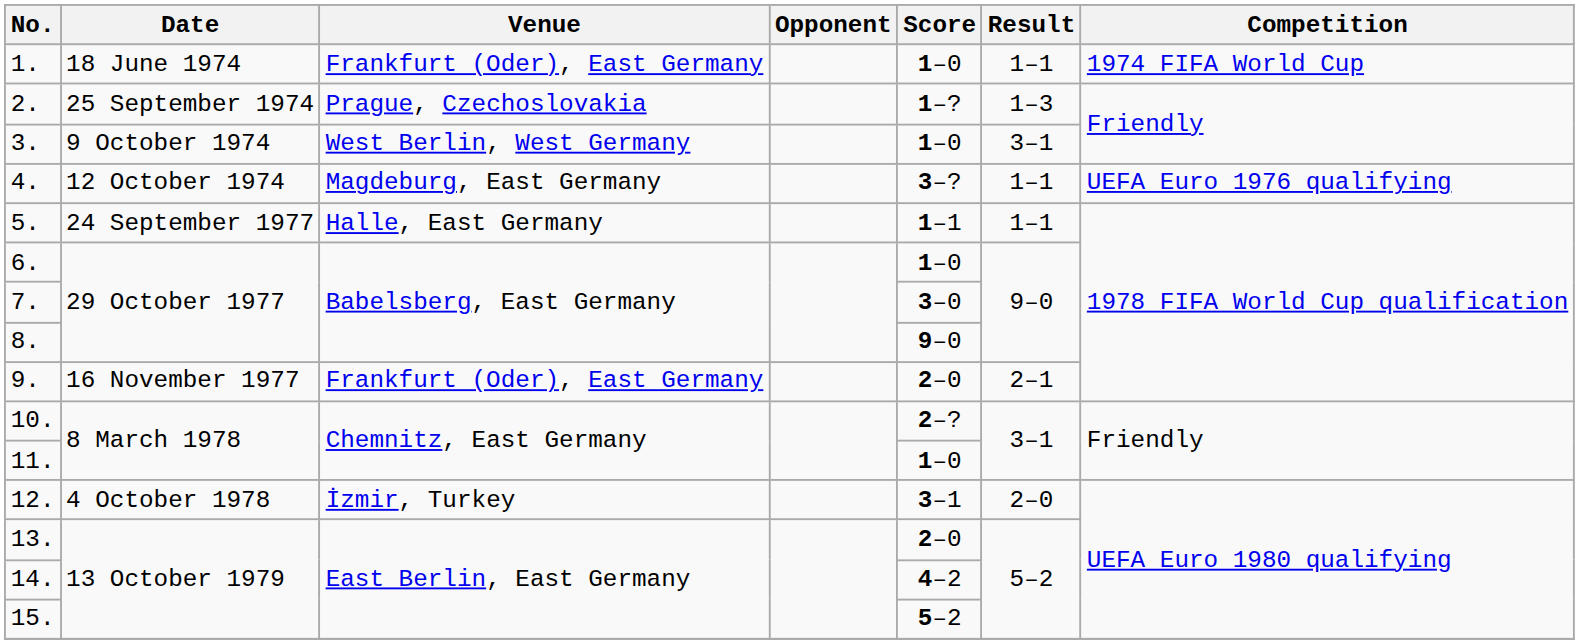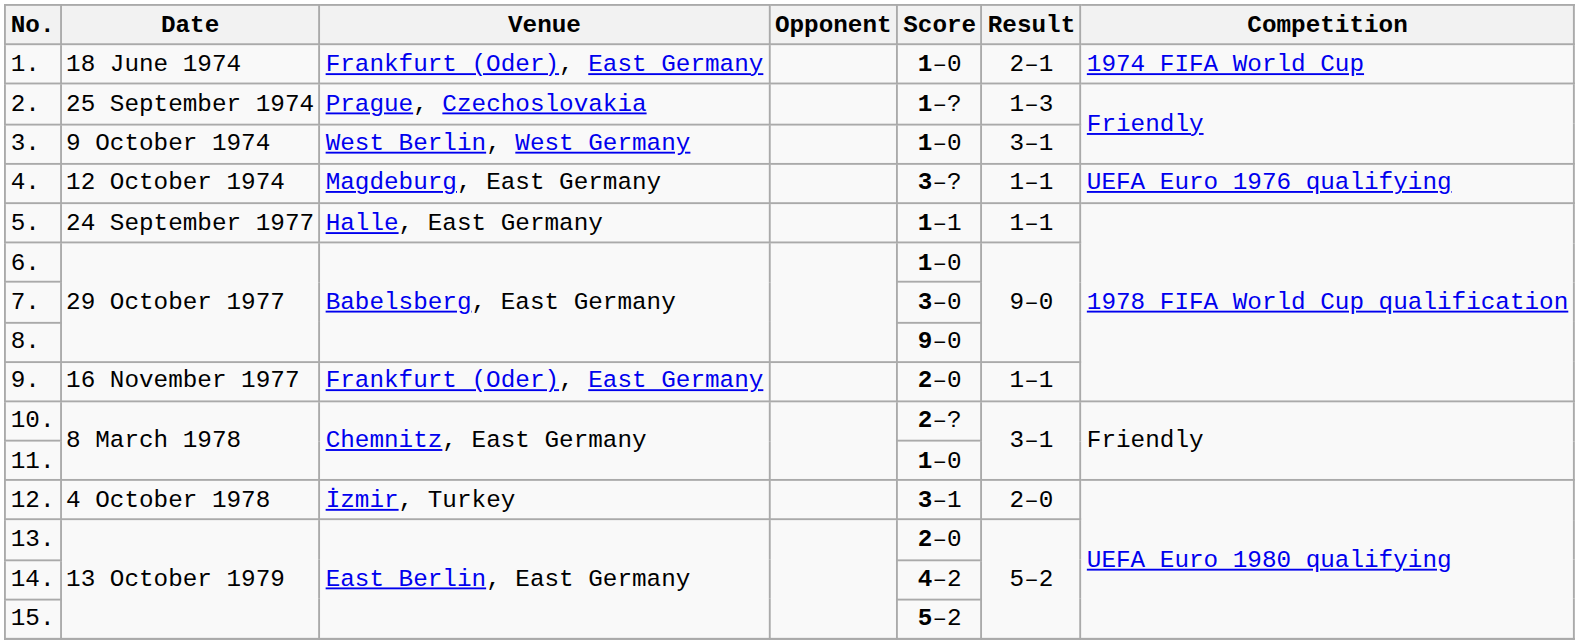(1032, 64) 1–1 -> (1032, 64) 2–1
(1032, 381) 2–1 -> (1032, 381) 1–1
